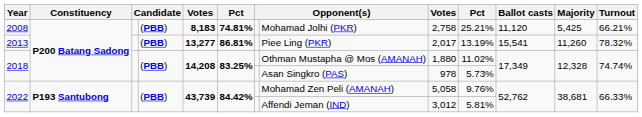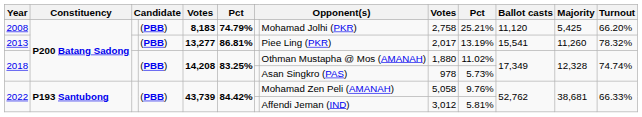(236, 27) 74.81% -> (236, 27) 74.79%
(616, 27) 66.21% -> (616, 27) 66.20%
